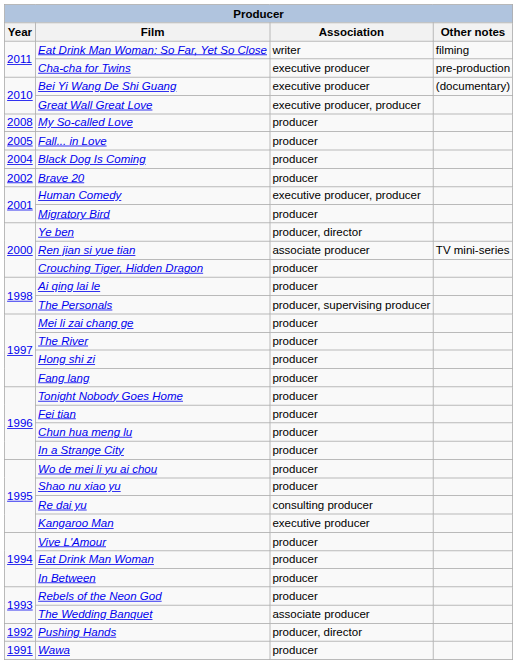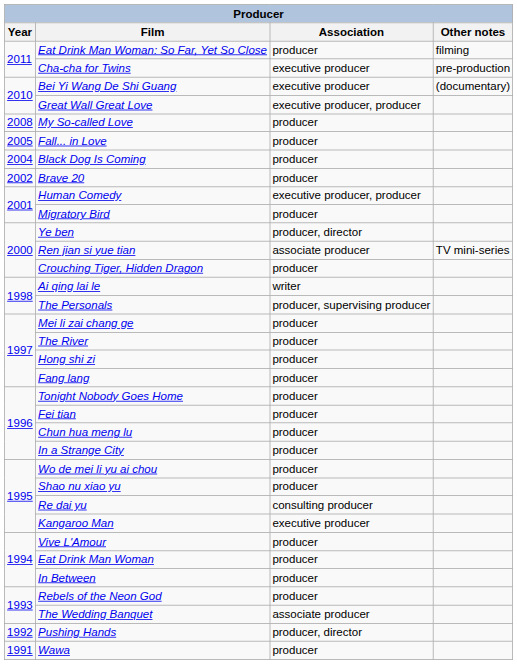(286, 50) writer -> (295, 50) producer
(295, 287) producer -> (286, 287) writer
